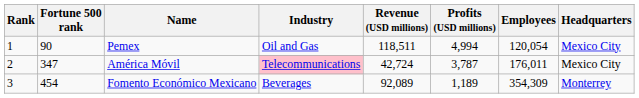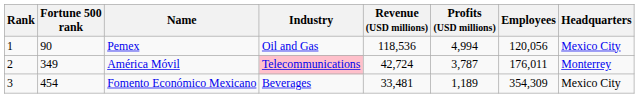(397, 45) 118,511 -> (397, 45) 118,536
(528, 45) 120,054 -> (528, 45) 120,056
(49, 64) 347 -> (49, 64) 349
(591, 64) Mexico City -> (586, 64) Monterrey
(397, 83) 92,089 -> (397, 83) 33,481
(586, 83) Monterrey -> (591, 83) Mexico City
